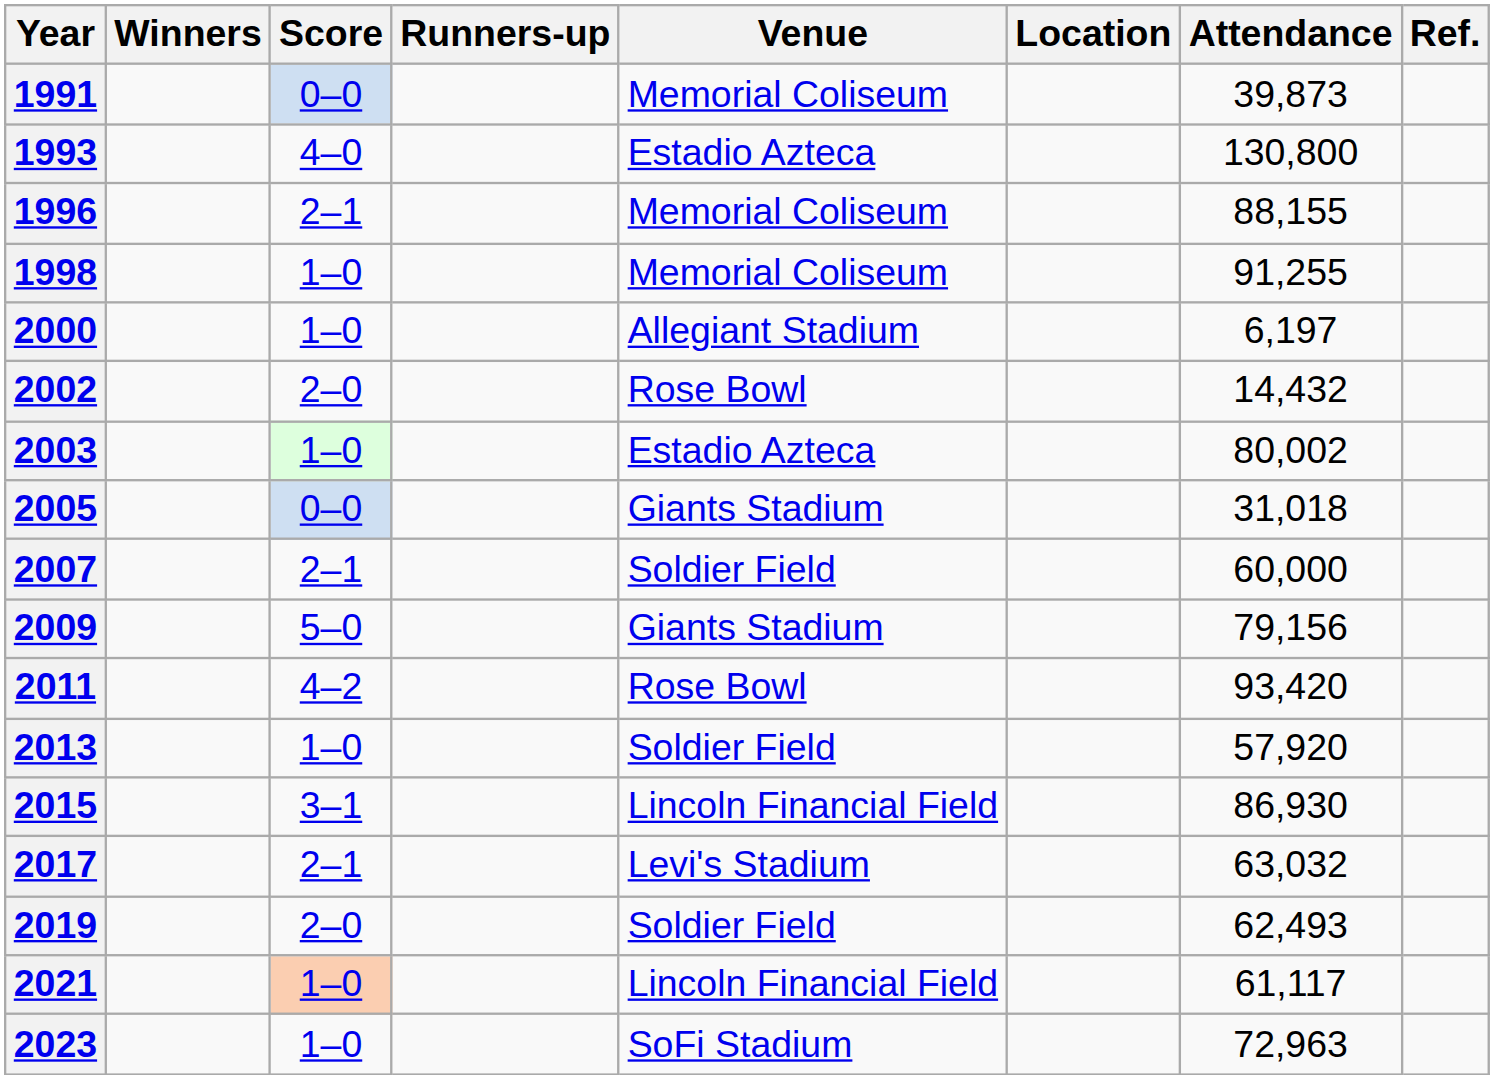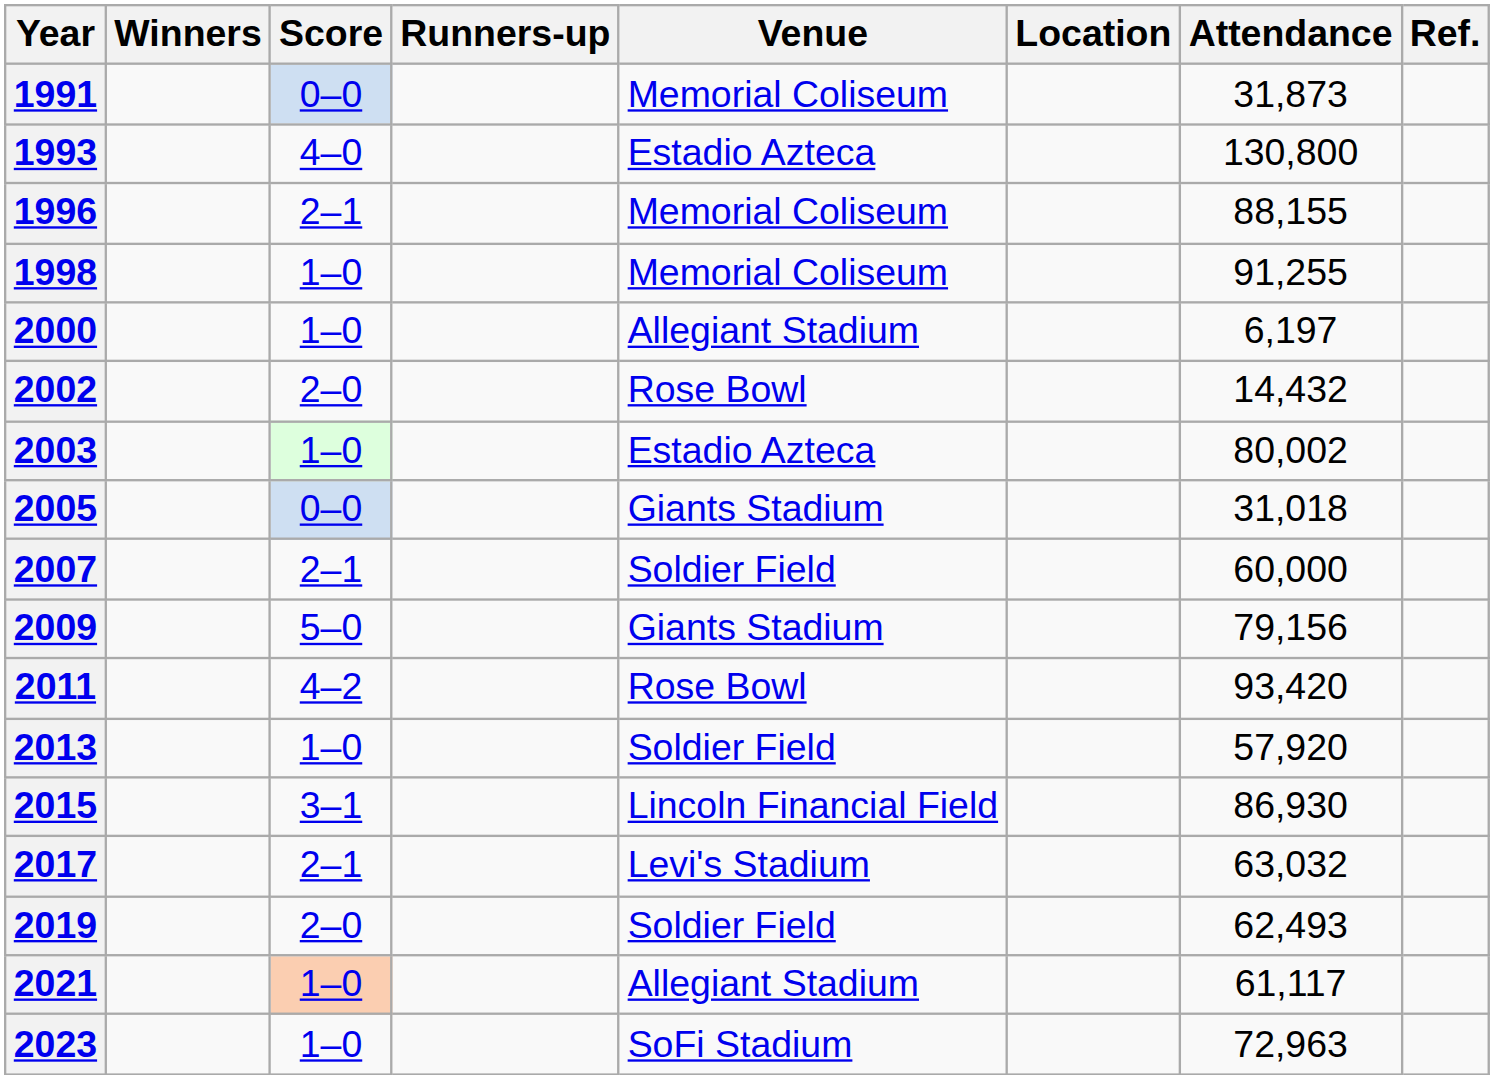(1291, 93) 39,873 -> (1291, 93) 31,873
(813, 984) Lincoln Financial Field -> (773, 984) Allegiant Stadium
